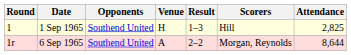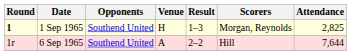(9, 27) normal -> (9, 27) bold
(227, 27) Hill -> (256, 27) Morgan, Reynolds
(256, 43) Morgan, Reynolds -> (227, 43) Hill
(333, 43) 8,644 -> (333, 43) 7,644
